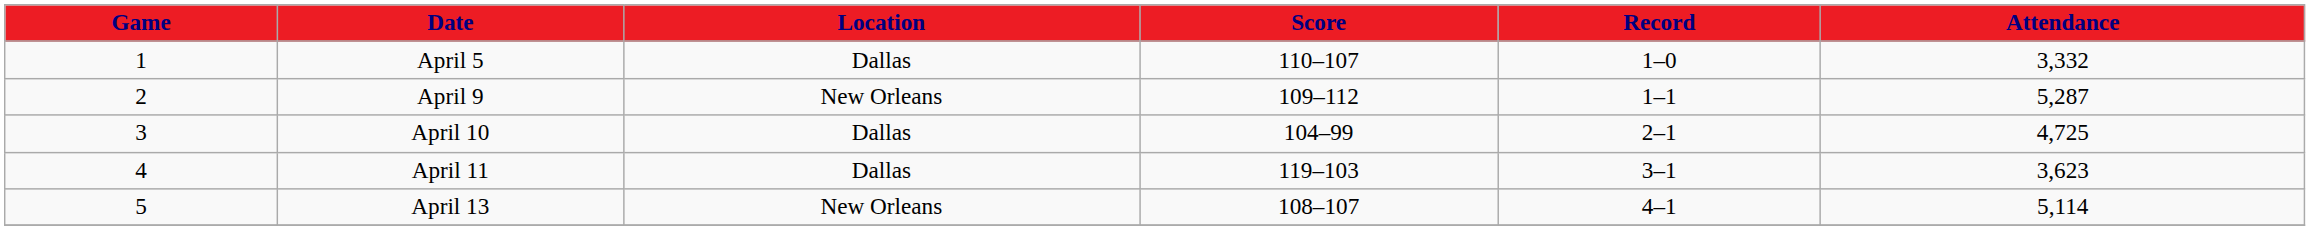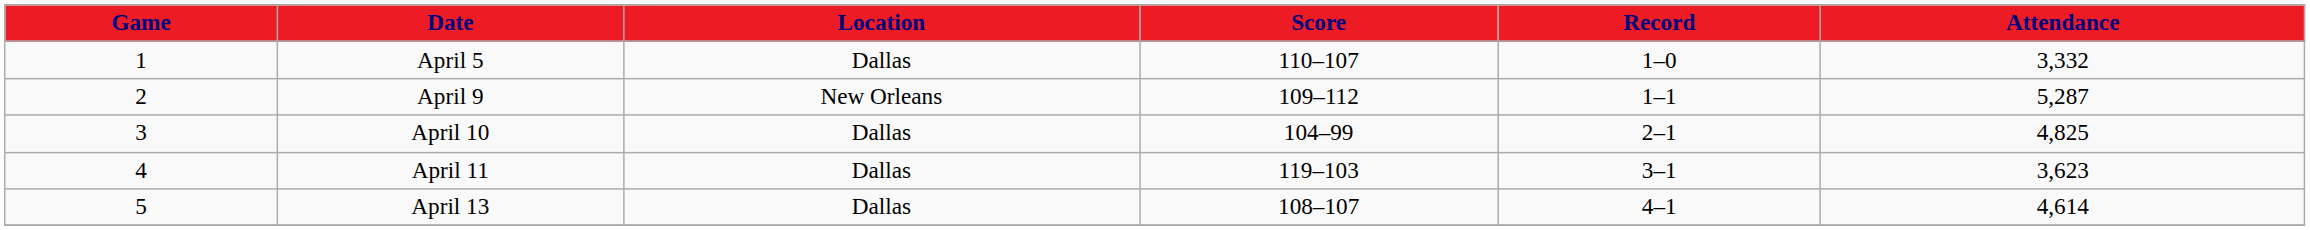(2063, 133) 4,725 -> (2063, 133) 4,825
(881, 206) New Orleans -> (881, 206) Dallas
(2063, 206) 5,114 -> (2063, 206) 4,614
